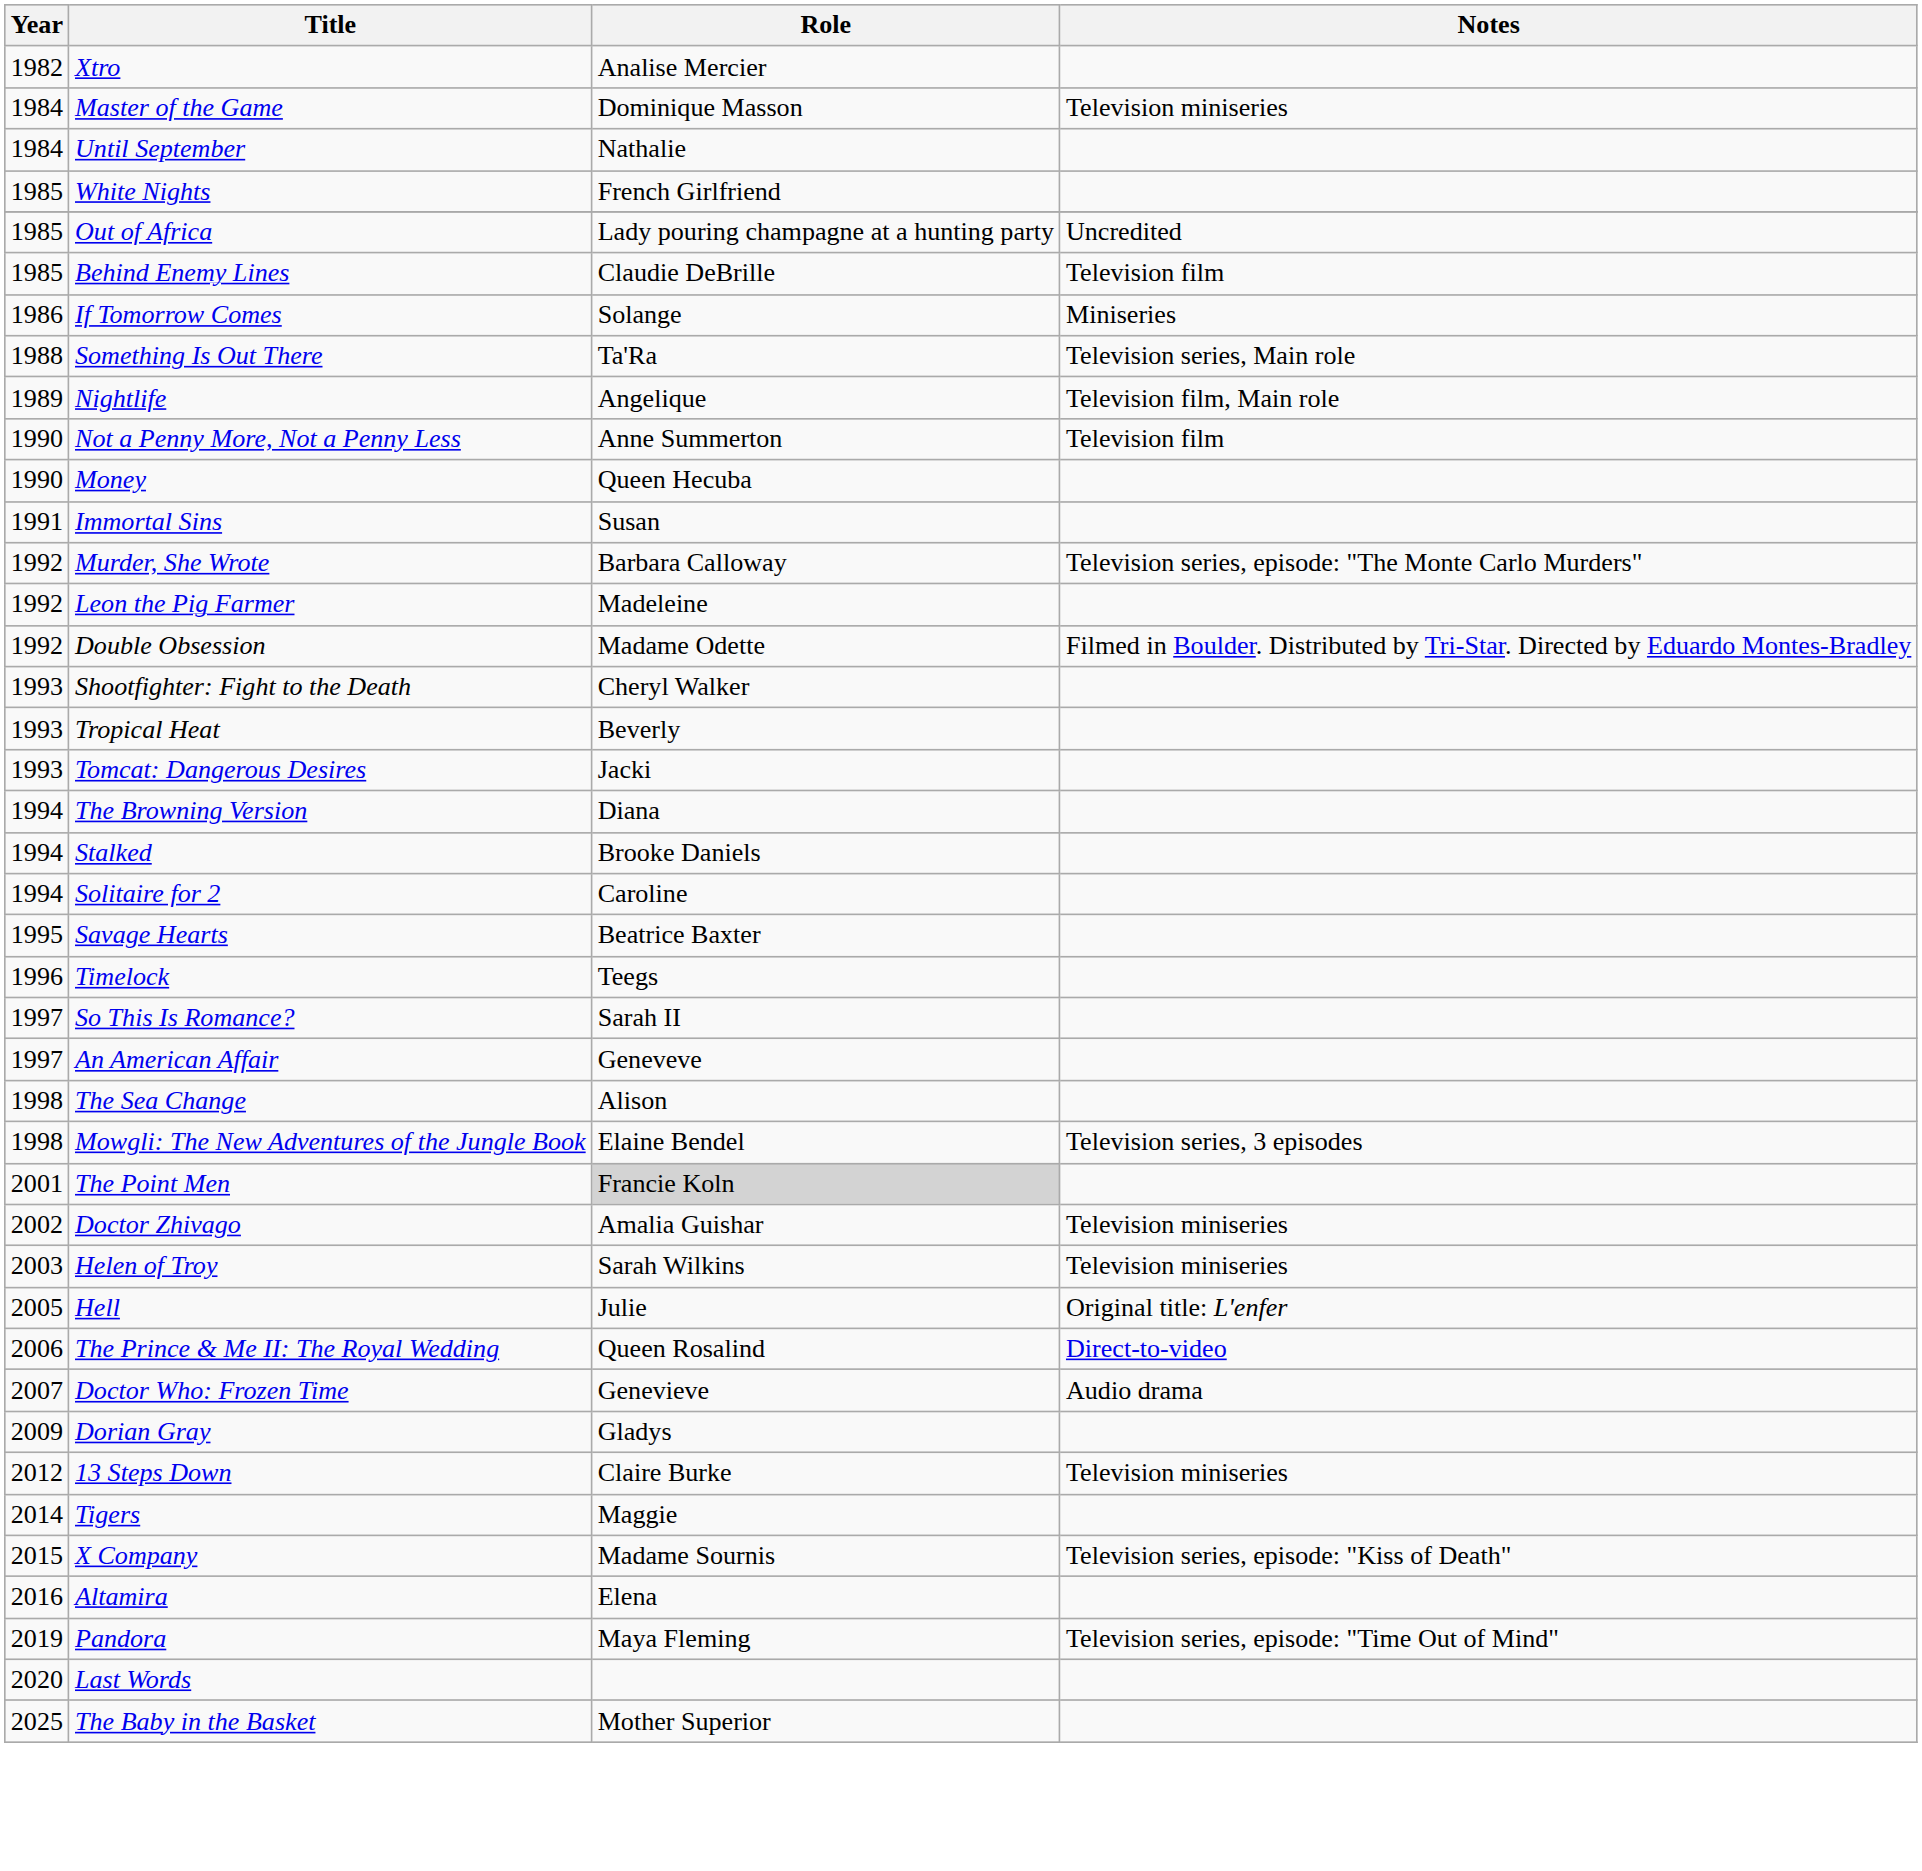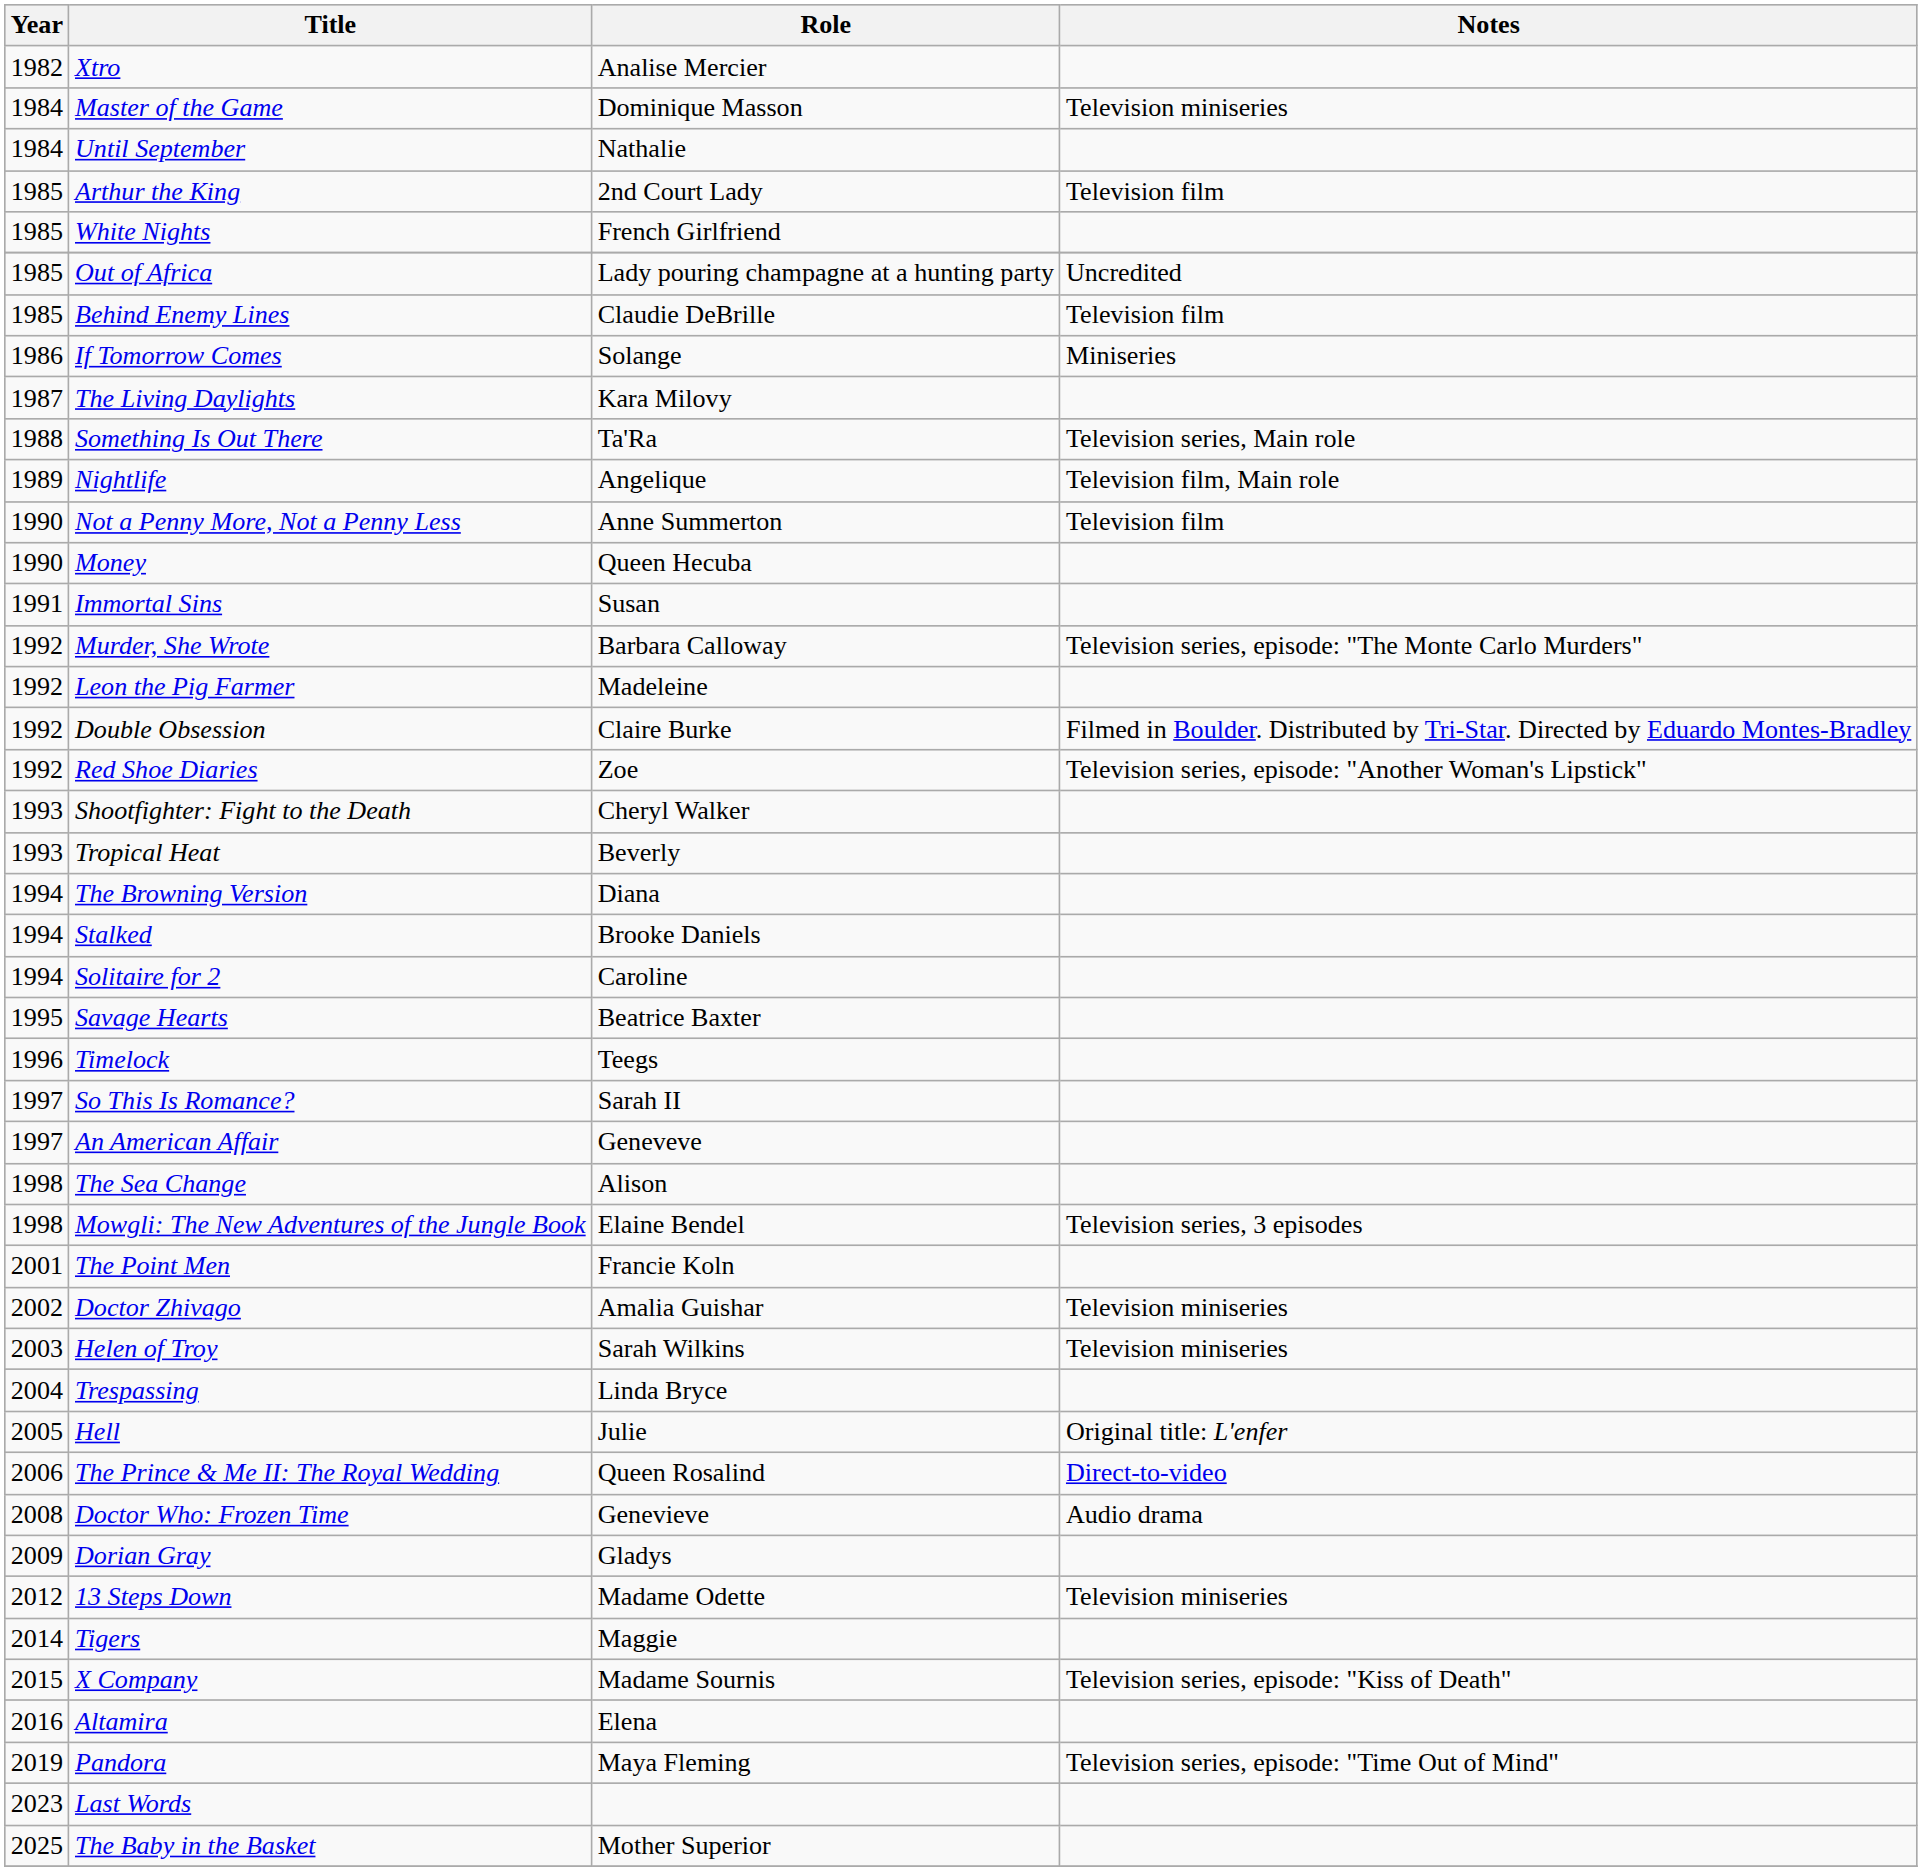+ row: (158, 190)
+ row: (185, 397)
(681, 645) Madame Odette -> (665, 728) Claire Burke
+ row: (166, 769)
- row: (221, 769)
(666, 1183) lightgrey background -> (666, 1266) no background
+ row: (137, 1390)
(37, 1390) 2007 -> (37, 1514) 2008
(665, 1472) Claire Burke -> (681, 1596) Madame Odette
(37, 1679) 2020 -> (37, 1803) 2023
